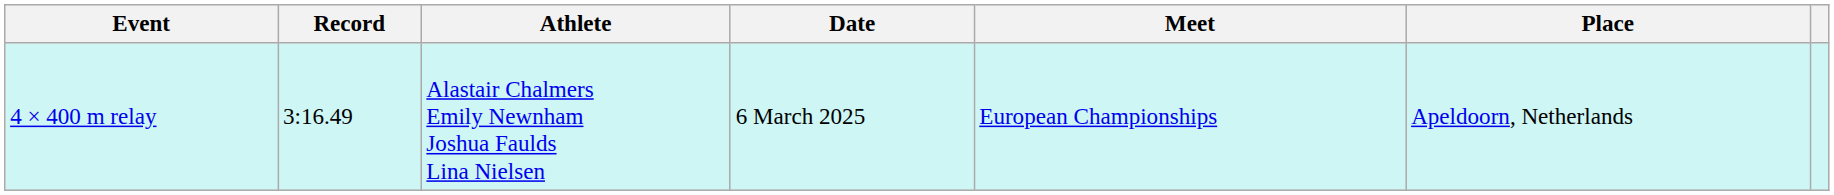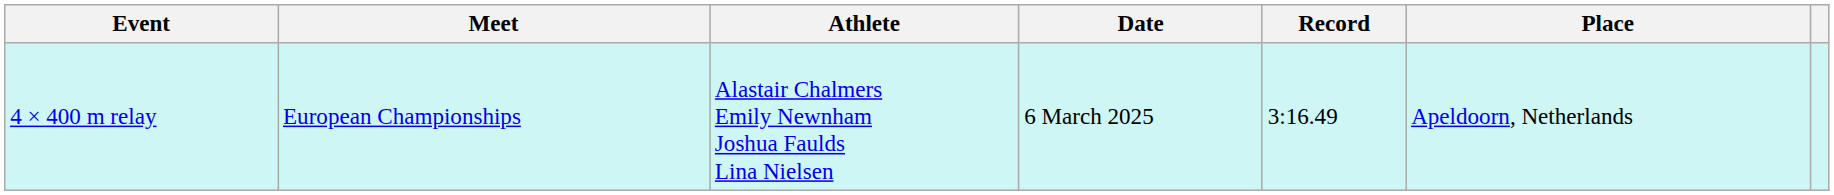columns swapped: (349, 23) <-> (1190, 23)
